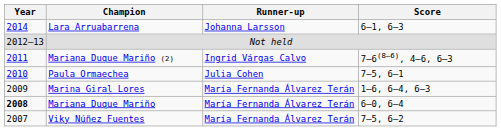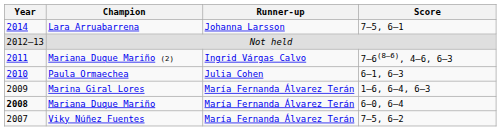(382, 26) 6–1, 6–3 -> (382, 26) 7–5, 6–1
(382, 73) 7–5, 6–1 -> (382, 73) 6–1, 6–3
